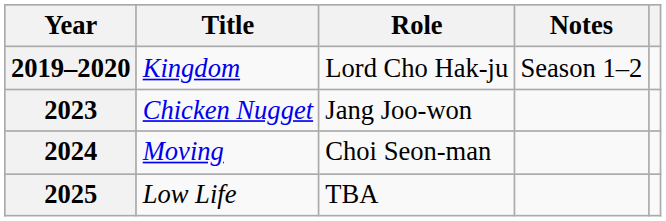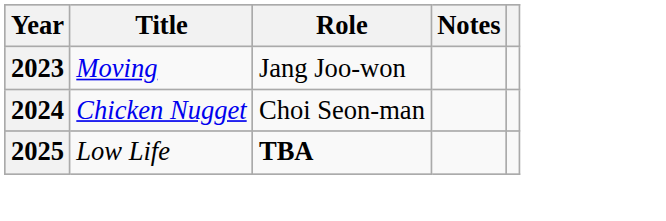- row: (71, 67)
(228, 109) Chicken Nugget -> (117, 67) Moving
(183, 151) Moving -> (162, 109) Chicken Nugget
(352, 194) normal -> (286, 151) bold
